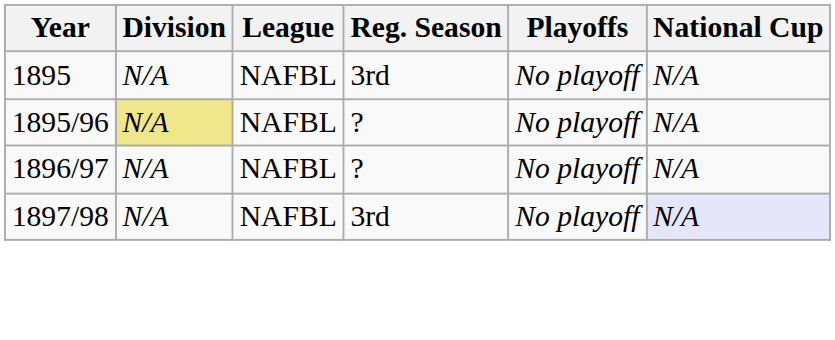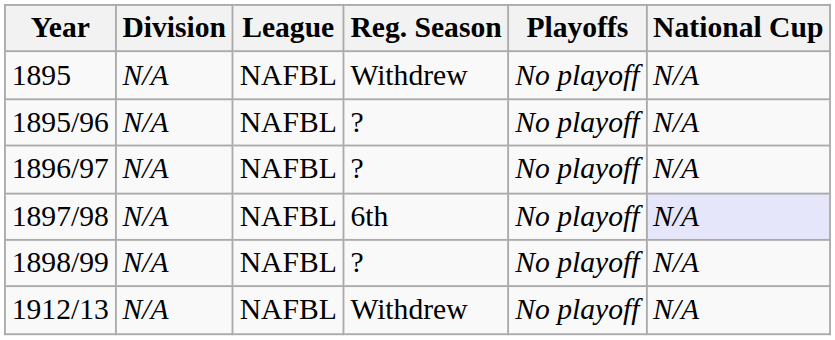(370, 74) 3rd -> (409, 74) Withdrew
(145, 121) khaki background -> (145, 121) no background
(370, 215) 3rd -> (369, 215) 6th
+ row: (60, 262)
+ row: (60, 309)
